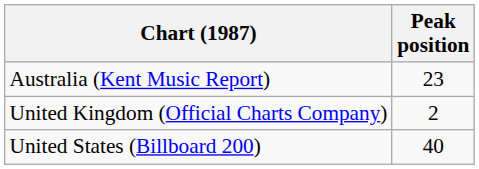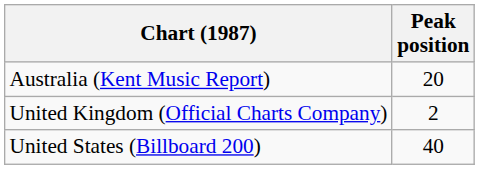(433, 79) 23 -> (433, 79) 20
